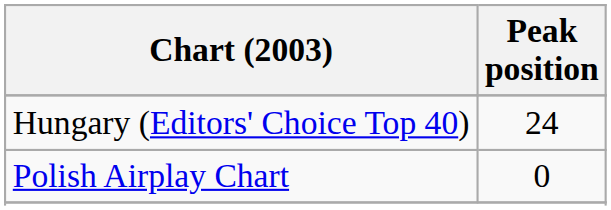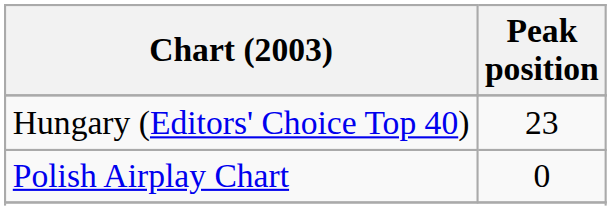(542, 122) 24 -> (542, 122) 23
